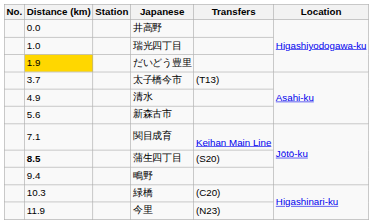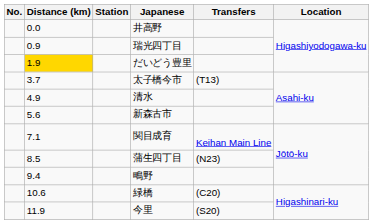(34, 45) 1.0 -> (34, 45) 0.9
(34, 158) bold -> (34, 158) normal
(208, 158) (S20) -> (208, 158) (N23)
(36, 193) 10.3 -> (36, 193) 10.6
(208, 210) (N23) -> (208, 210) (S20)
